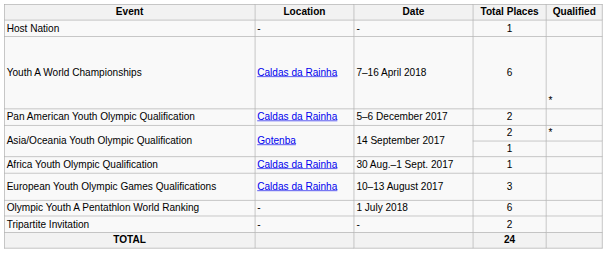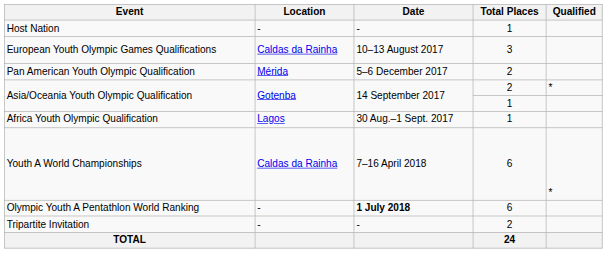rows swapped: (111, 186) <-> (74, 72)
(297, 117) Caldas da Rainha -> (273, 71) Mérida
(297, 165) Caldas da Rainha -> (271, 119) Lagos
(382, 208) normal -> (383, 208) bold
